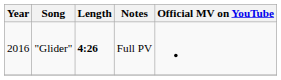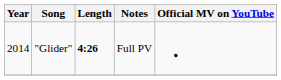(18, 48) 2016 -> (18, 48) 2014
